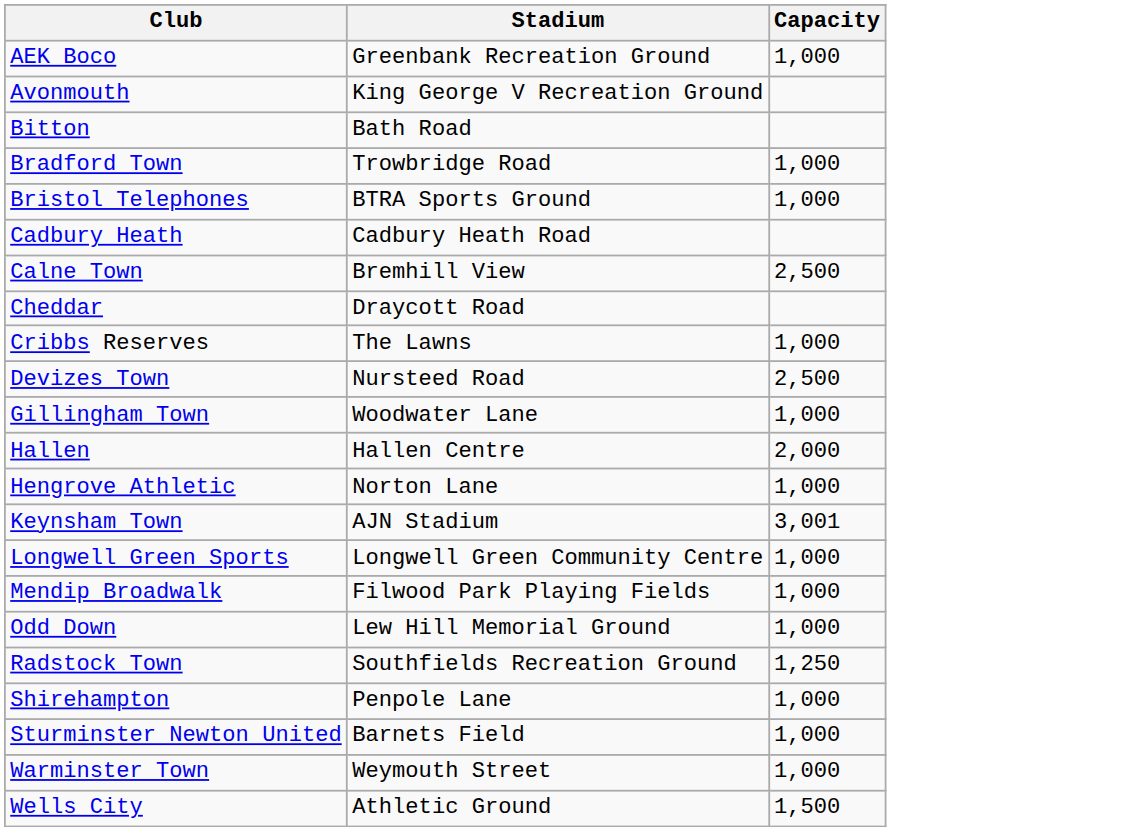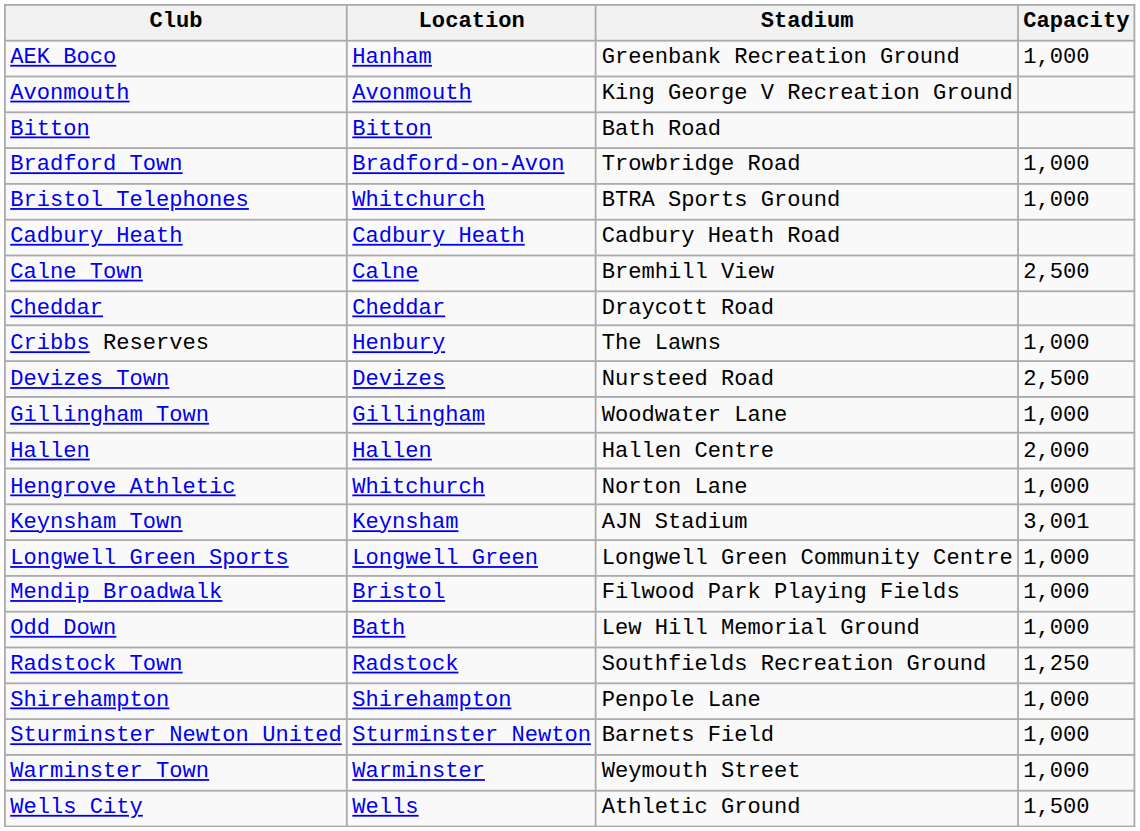+ column: (472, 23)
